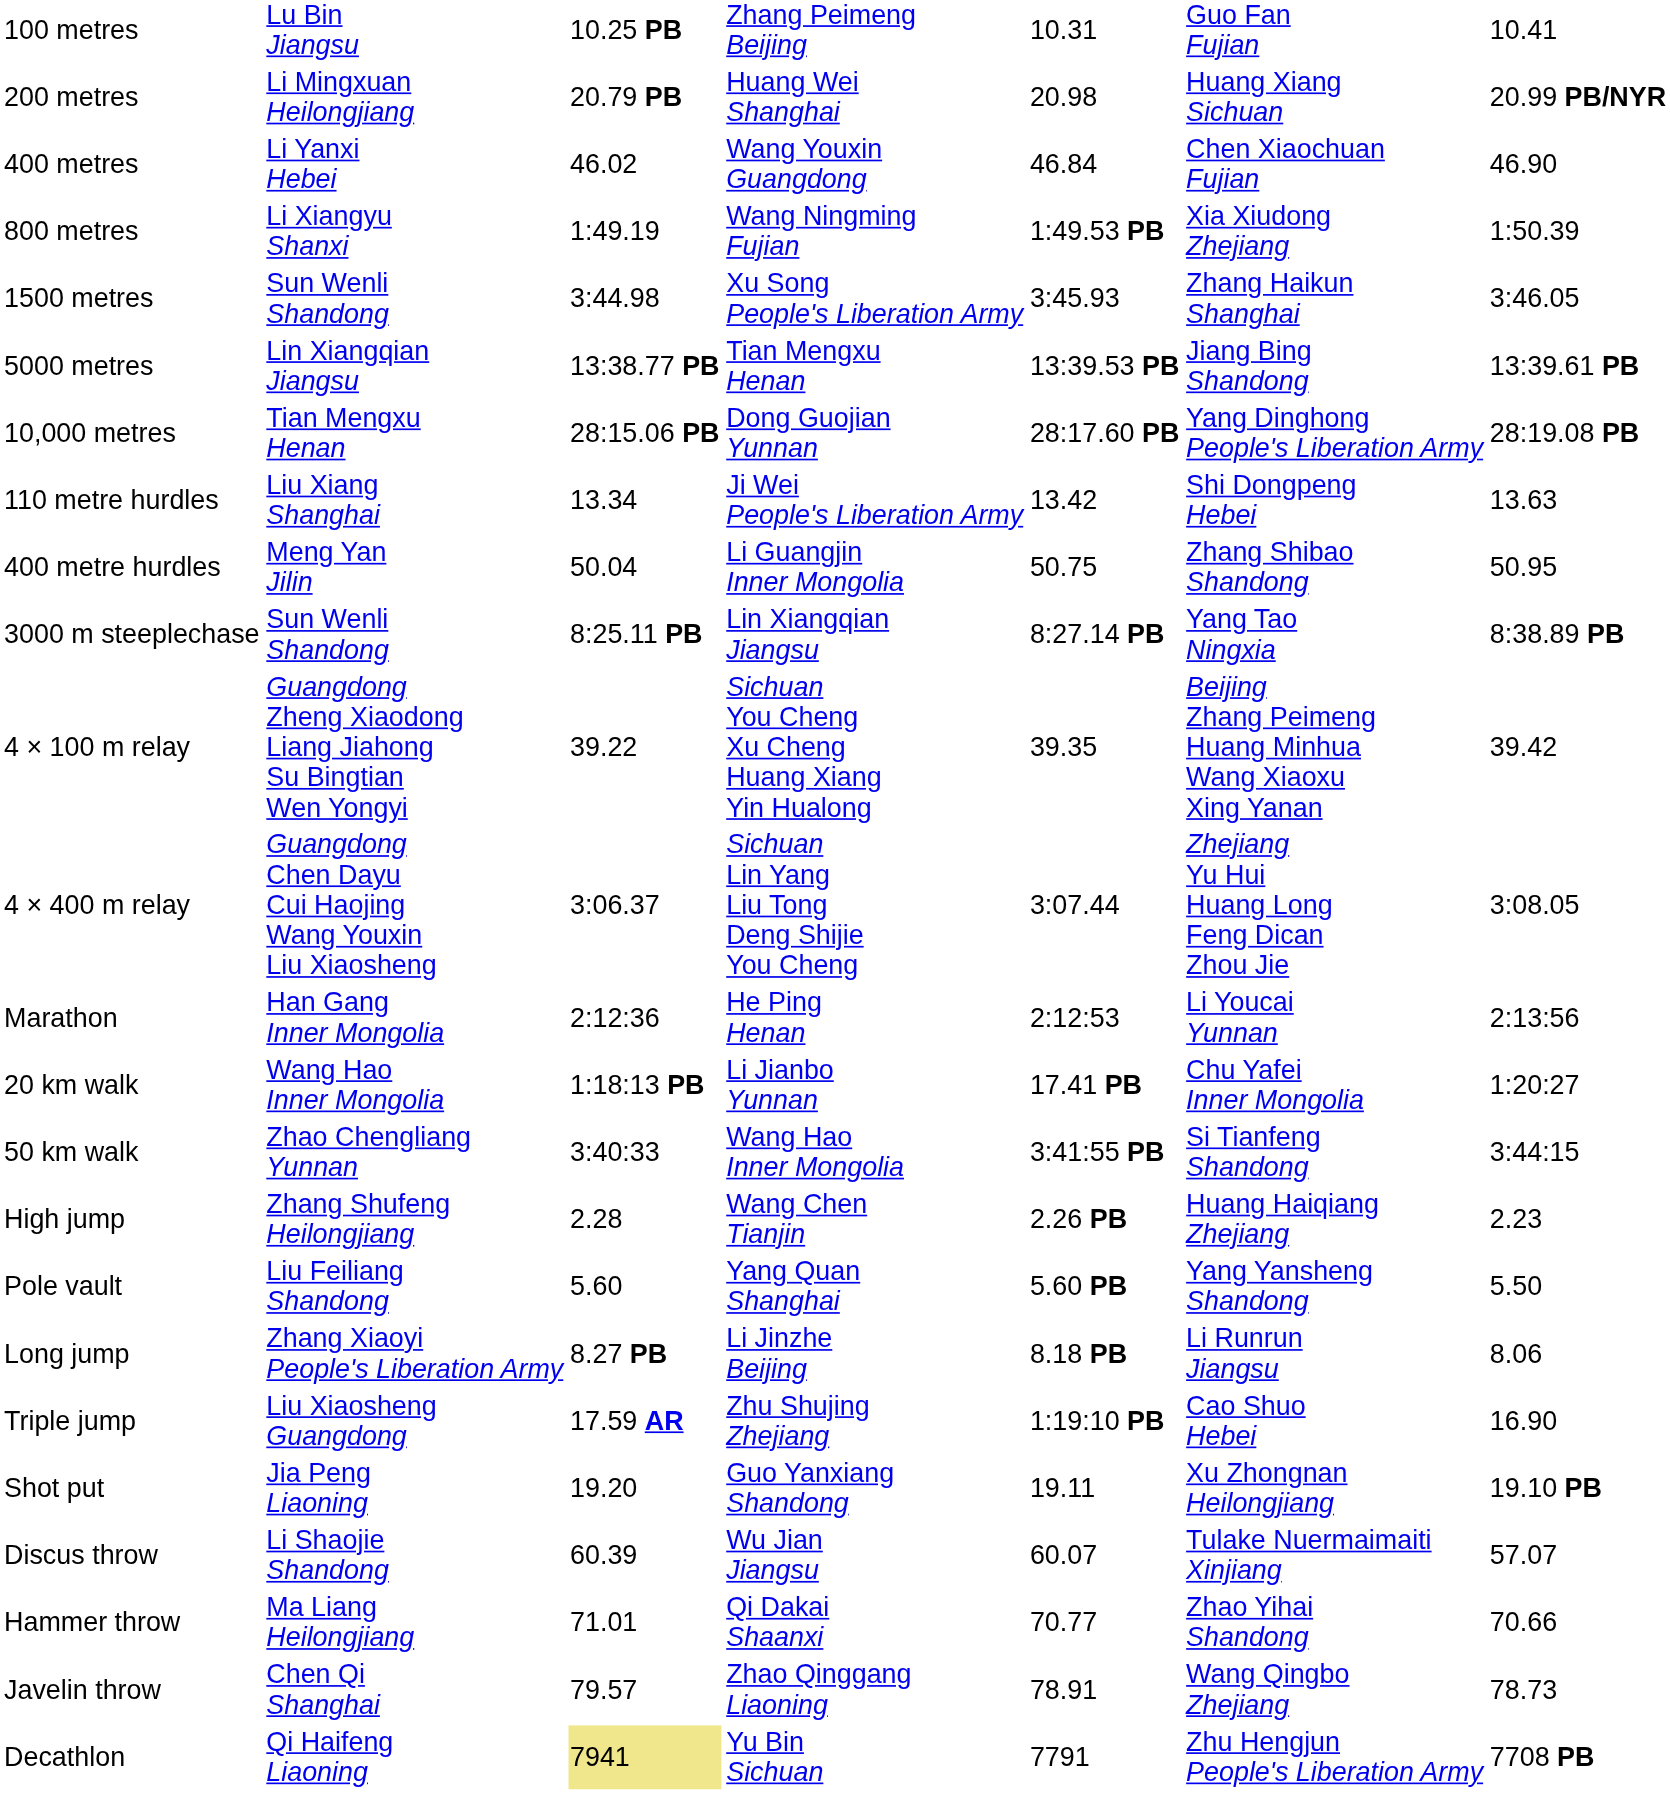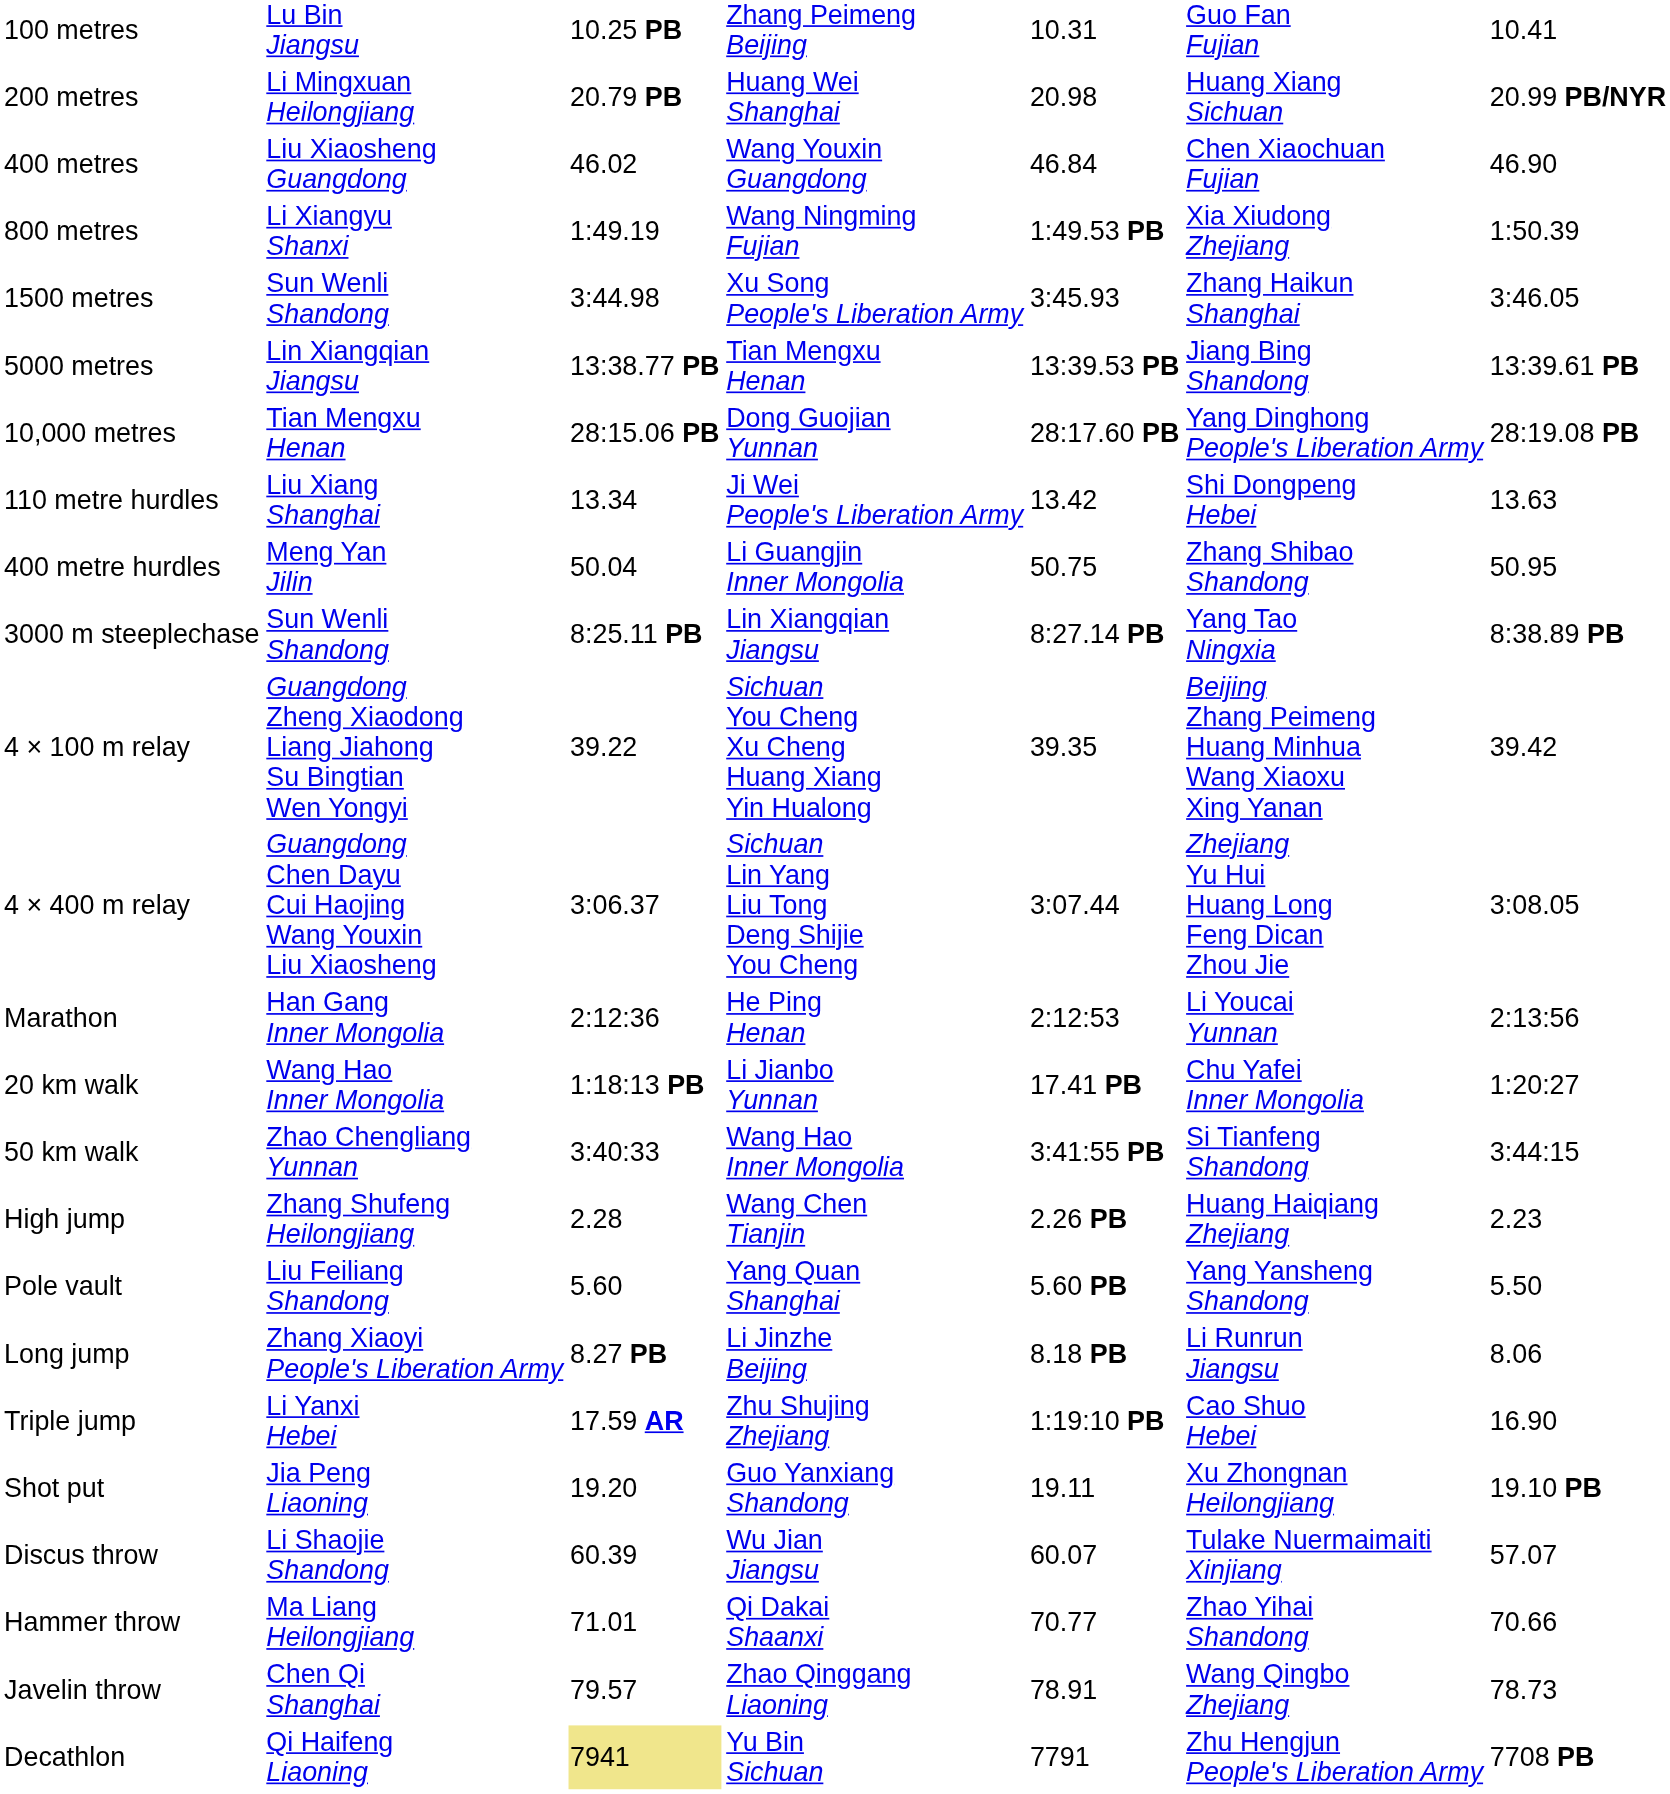(313, 164) Li Yanxi Hebei -> (351, 164) Liu Xiaosheng Guangdong
(351, 1420) Liu Xiaosheng Guangdong -> (313, 1420) Li Yanxi Hebei
